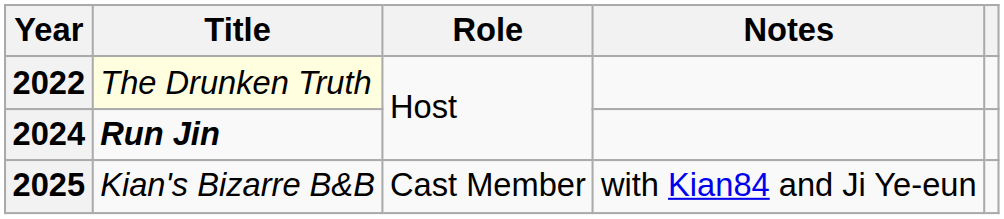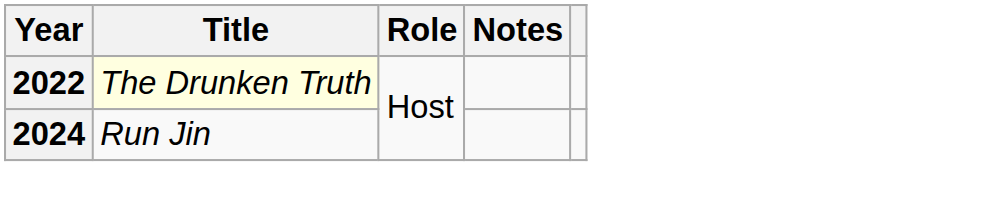(160, 133) bold -> (156, 133) normal
- row: (49, 185)
